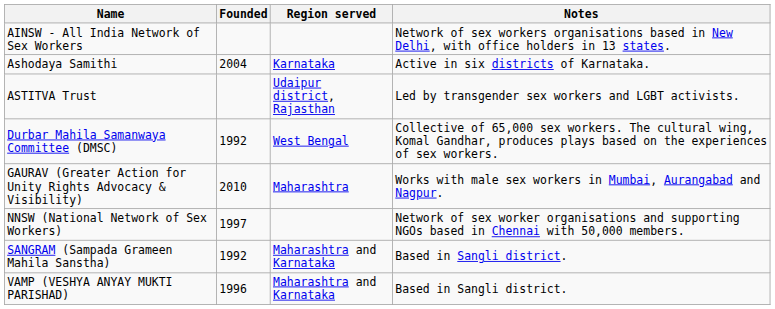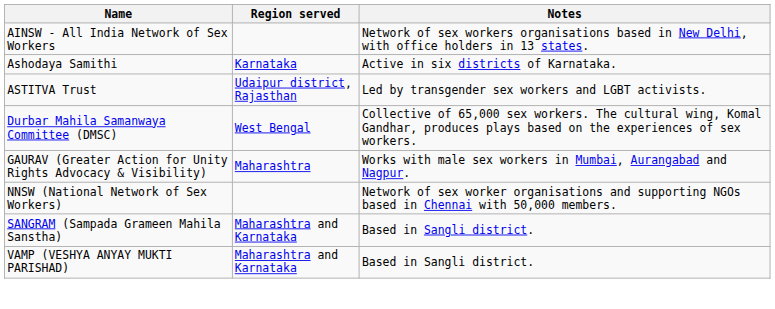- column: (243, 14)
